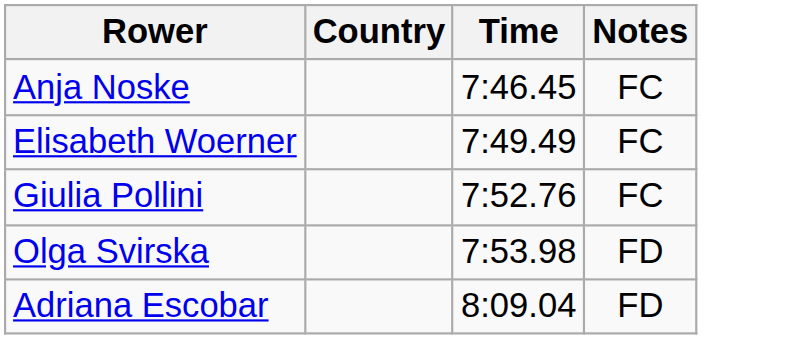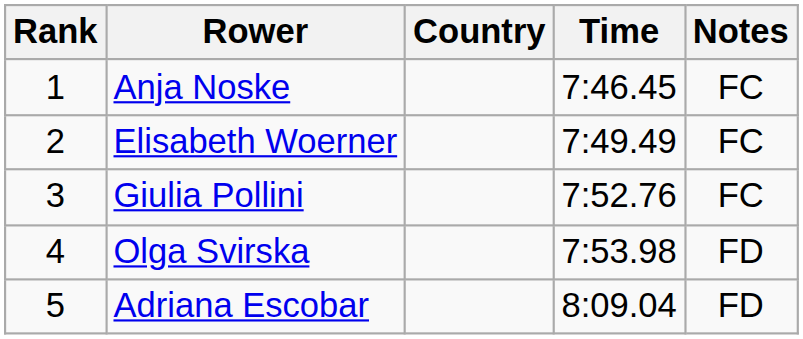+ column: (55, 31)
